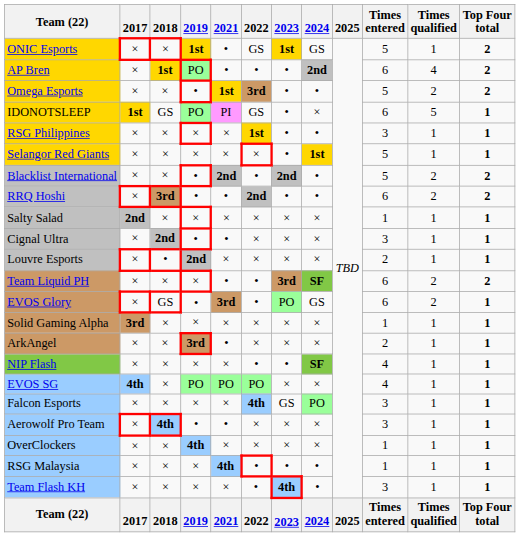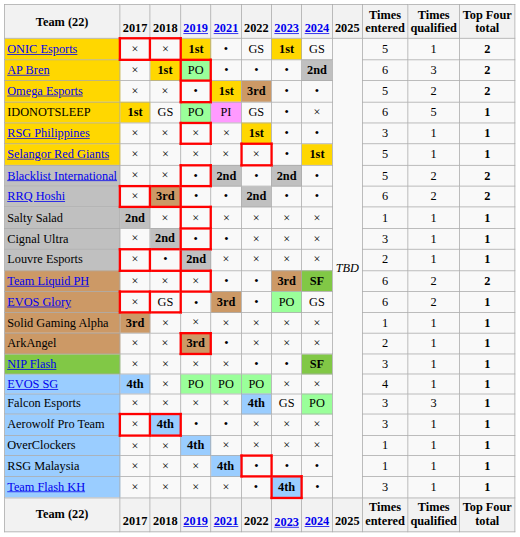(434, 70) 4 -> (434, 70) 3
(385, 364) 4 -> (385, 364) 3
(434, 404) 1 -> (434, 404) 3
